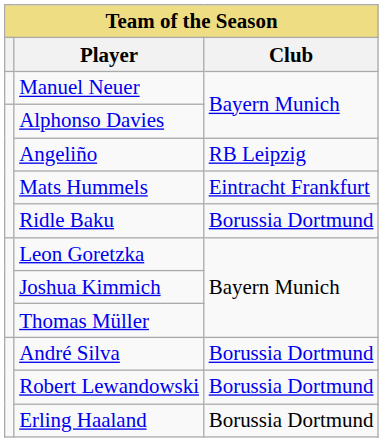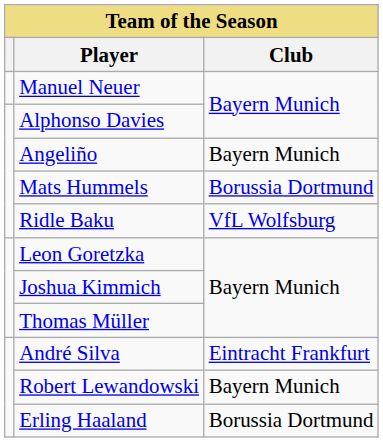(257, 154) RB Leipzig -> (274, 154) Bayern Munich
(289, 187) Eintracht Frankfurt -> (291, 187) Borussia Dortmund
(291, 220) Borussia Dortmund -> (272, 220) VfL Wolfsburg
(291, 353) Borussia Dortmund -> (289, 353) Eintracht Frankfurt
(291, 386) Borussia Dortmund -> (274, 386) Bayern Munich
